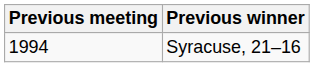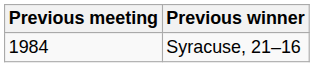(29, 47) 1994 -> (29, 47) 1984
